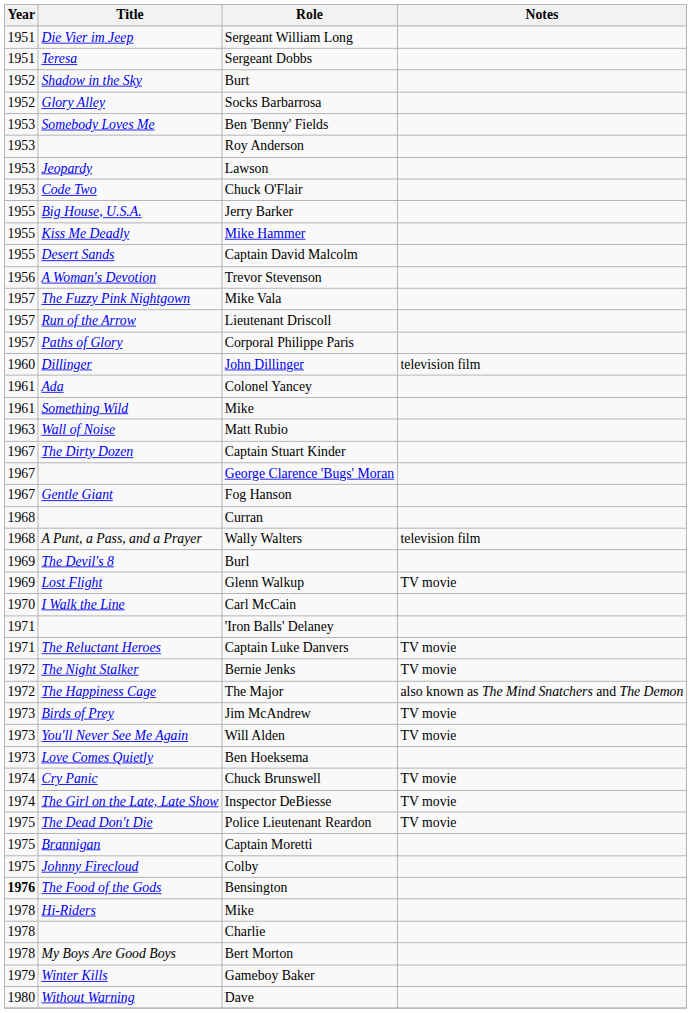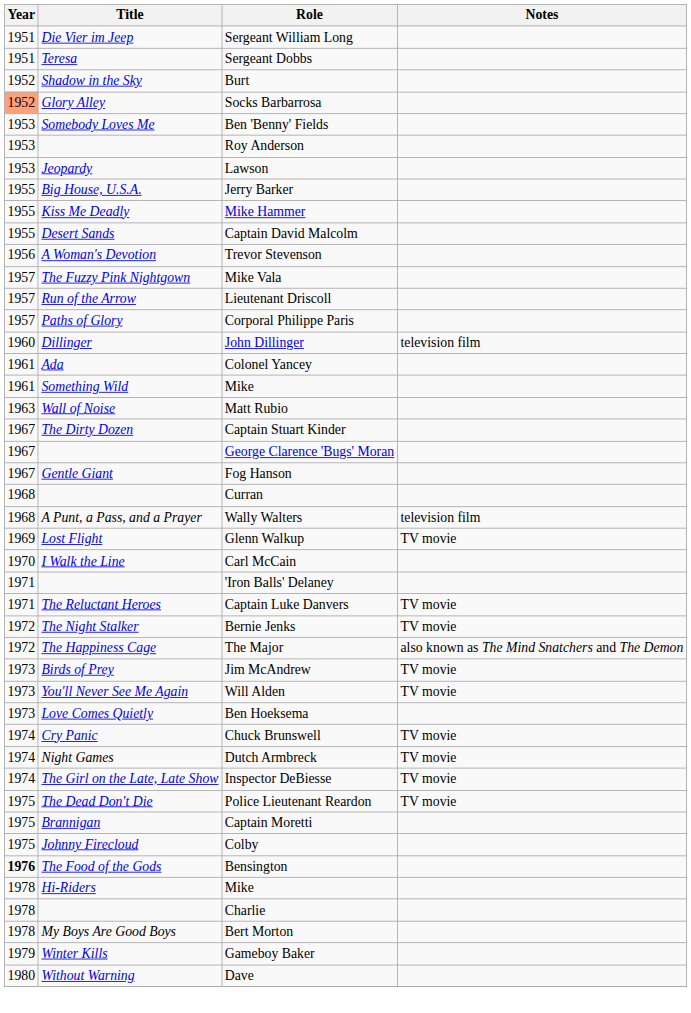(21, 102) no background -> (21, 102) lightsalmon background
- row: (69, 189)
- row: (78, 560)
+ row: (78, 757)
